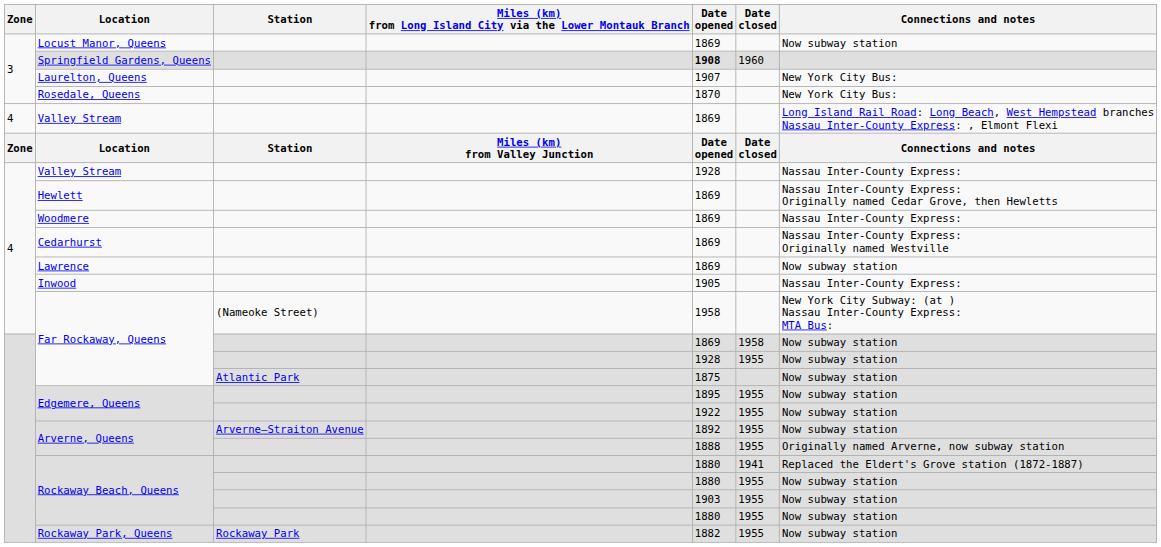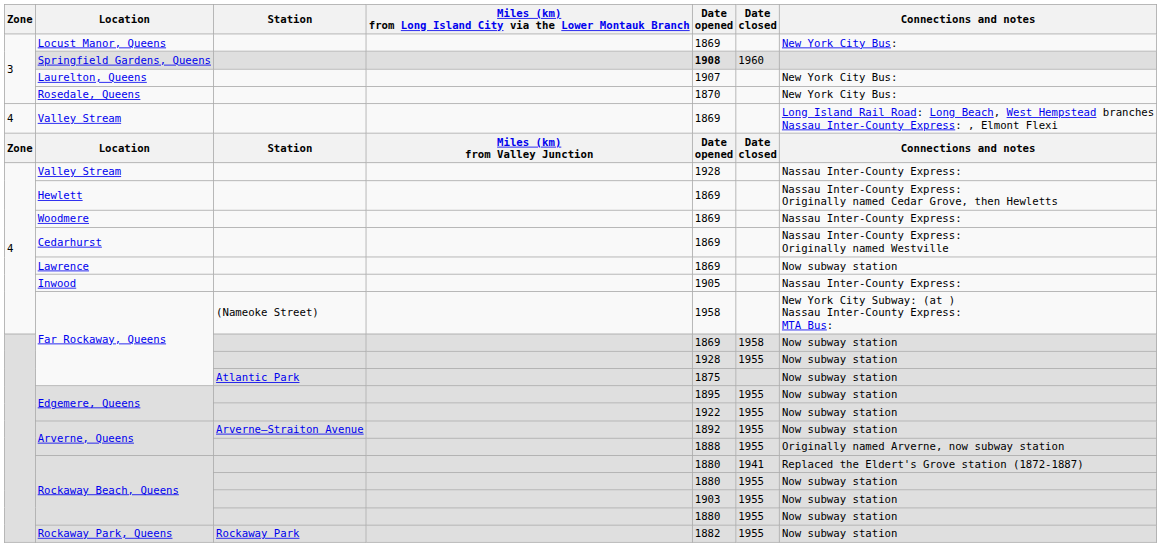(840, 43) Now subway station -> (840, 43) New York City Bus:
